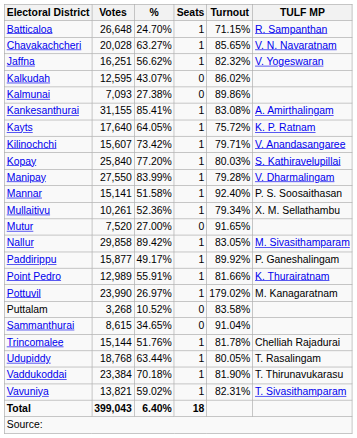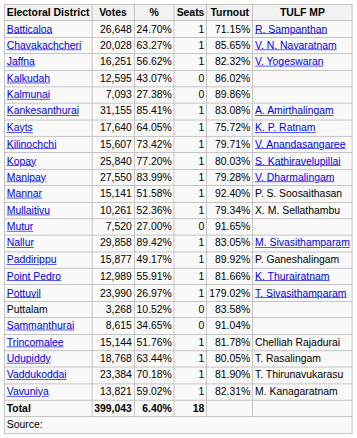(296, 293) M. Kanagaratnam -> (301, 293) T. Sivasithamparam
(301, 392) T. Sivasithamparam -> (296, 392) M. Kanagaratnam
